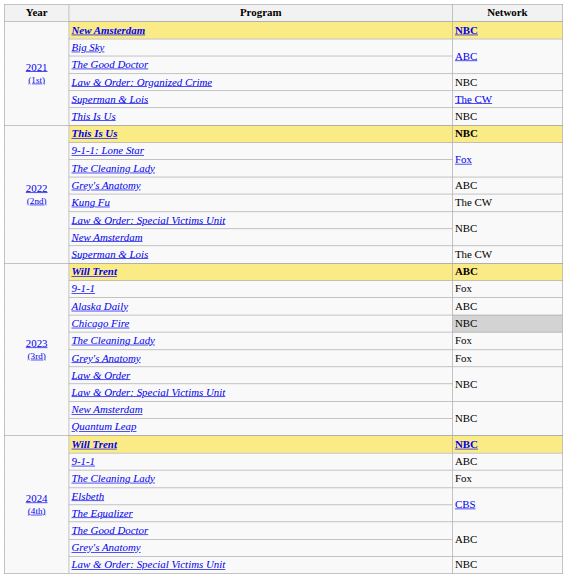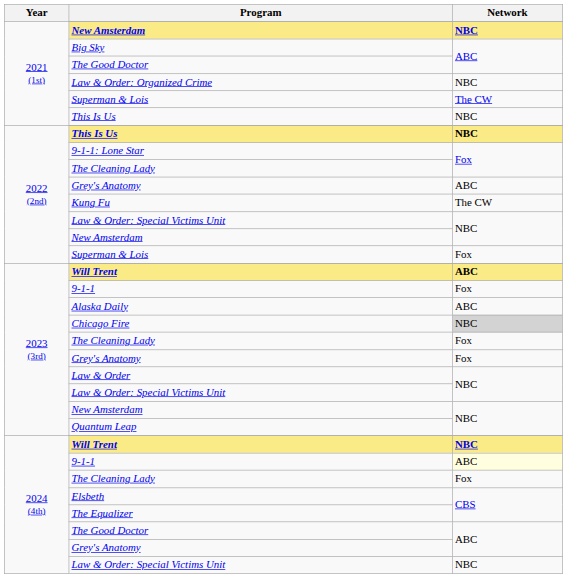(474, 254) The CW -> (463, 254) Fox
(466, 461) no background -> (466, 461) lightyellow background
